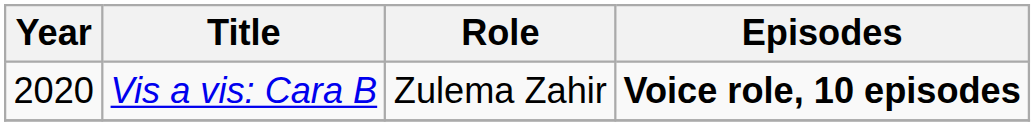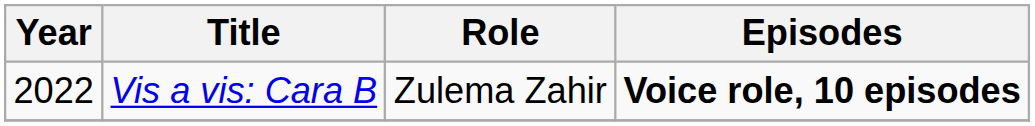(54, 90) 2020 -> (54, 90) 2022
